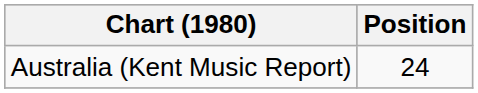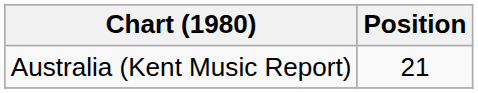(415, 66) 24 -> (415, 66) 21
